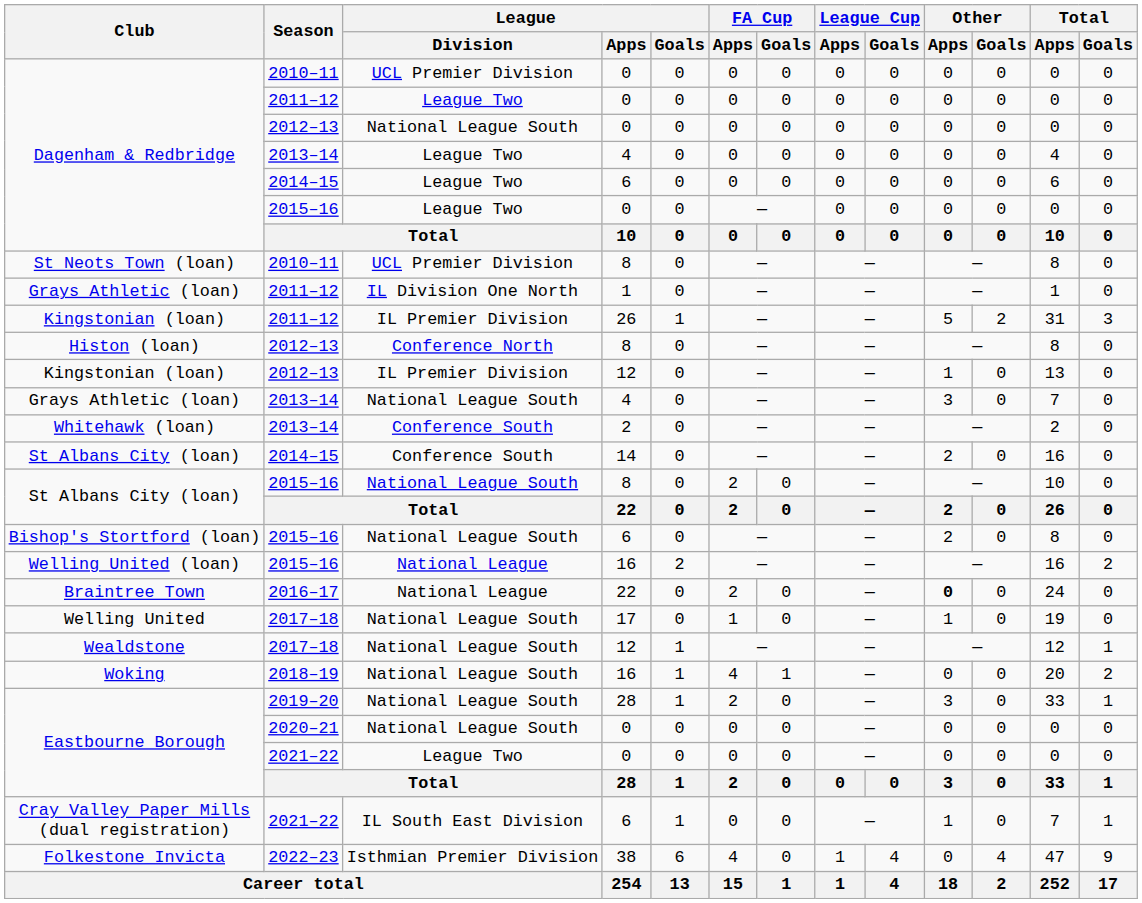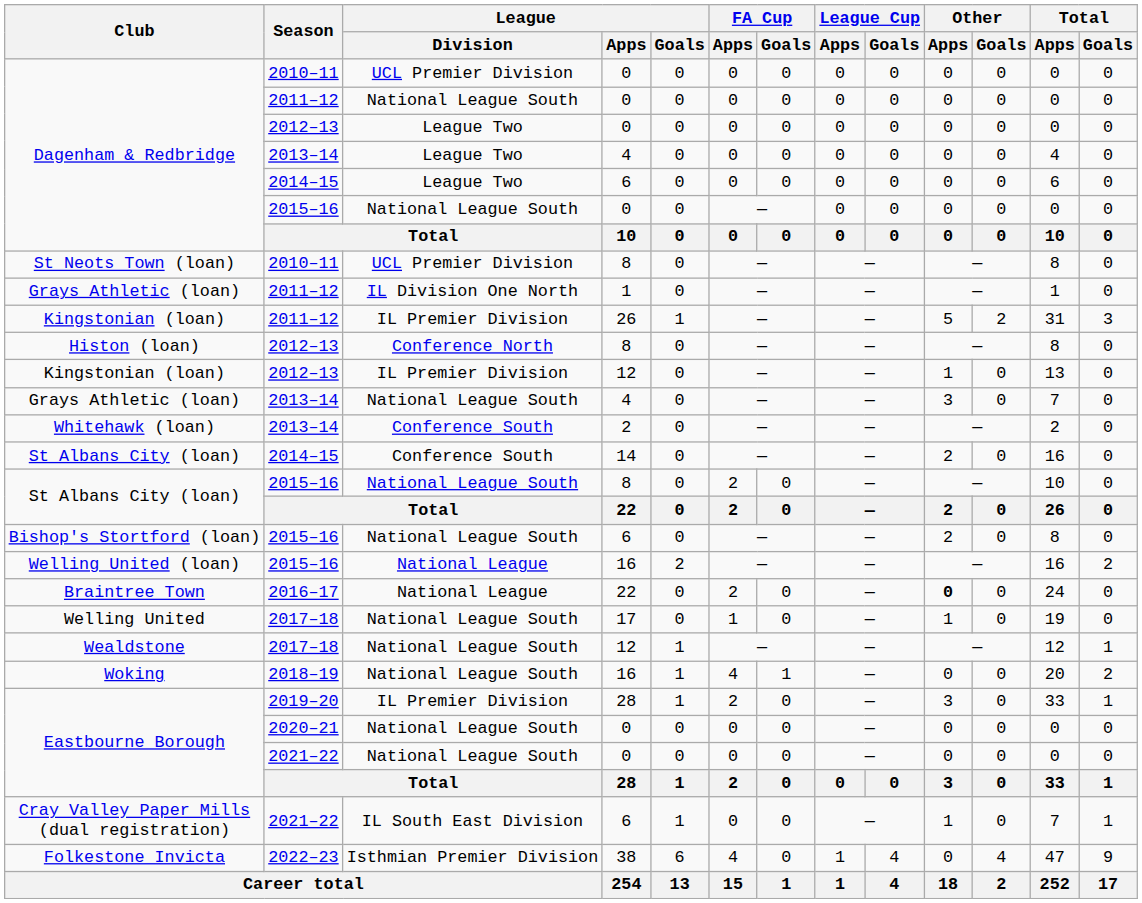(472, 100) League Two -> (472, 100) National League South
(472, 128) National League South -> (472, 128) League Two
(472, 210) League Two -> (472, 210) National League South
(472, 702) National League South -> (472, 702) IL Premier Division
(472, 756) League Two -> (472, 756) National League South
